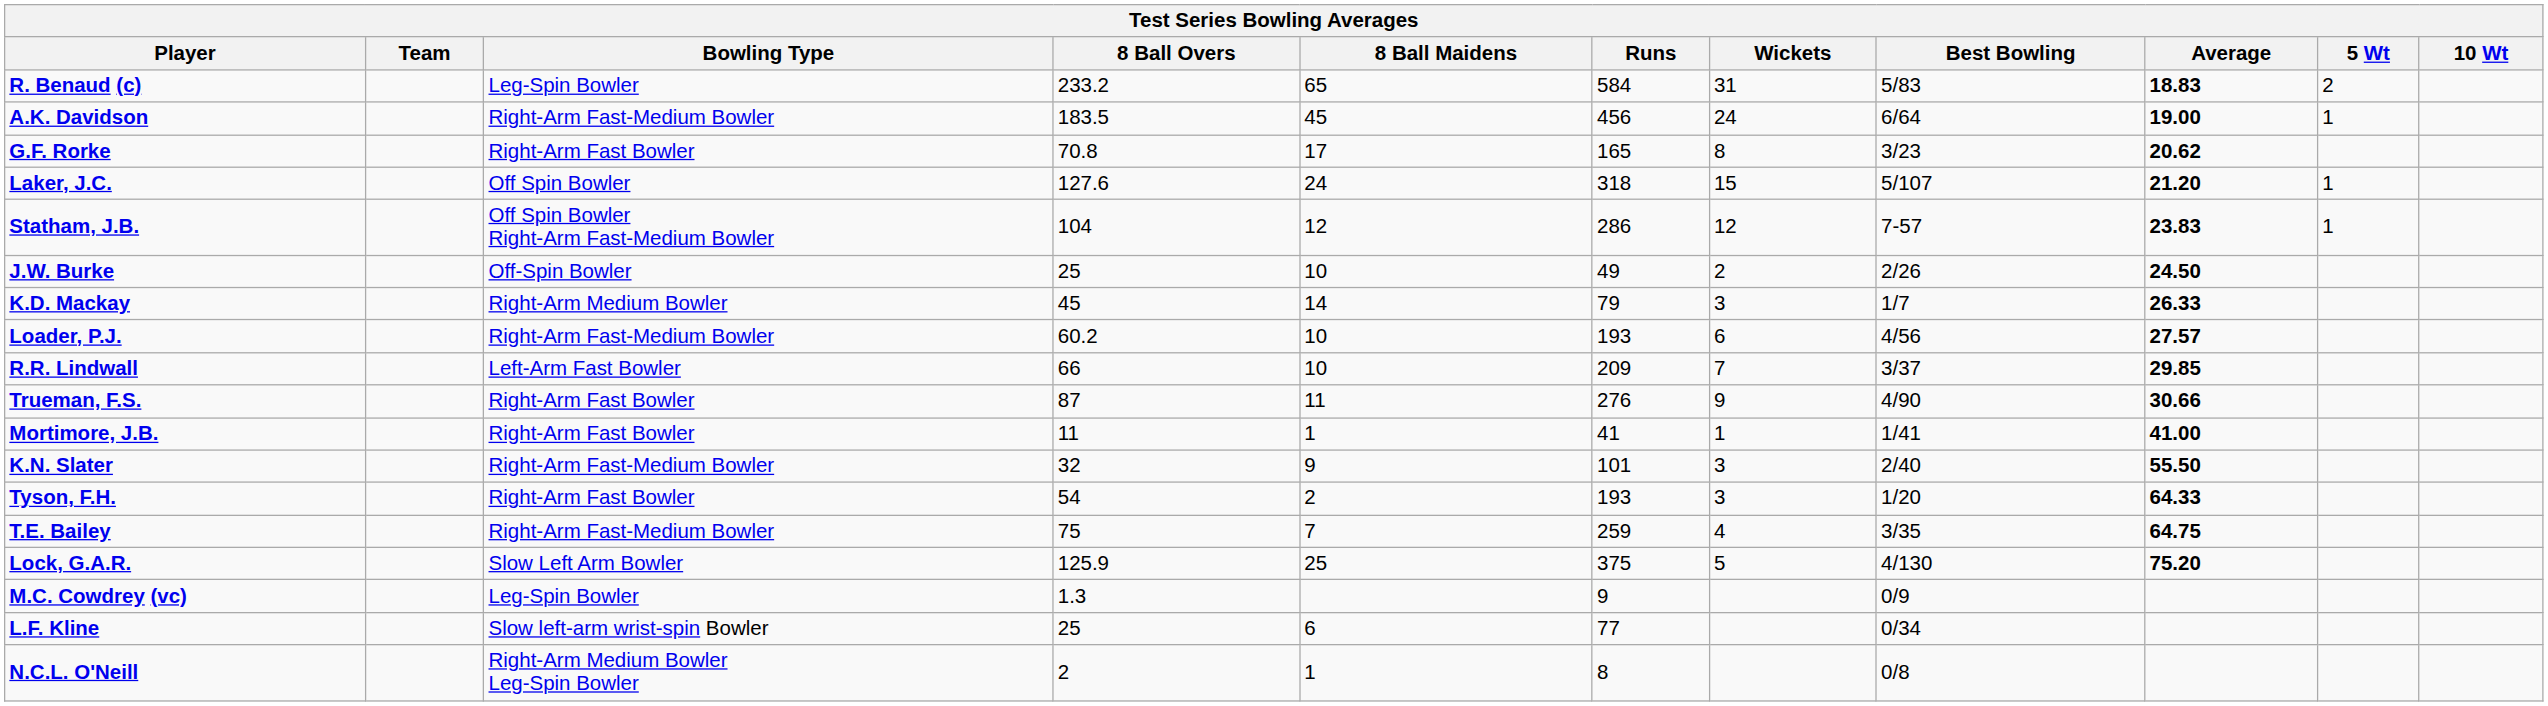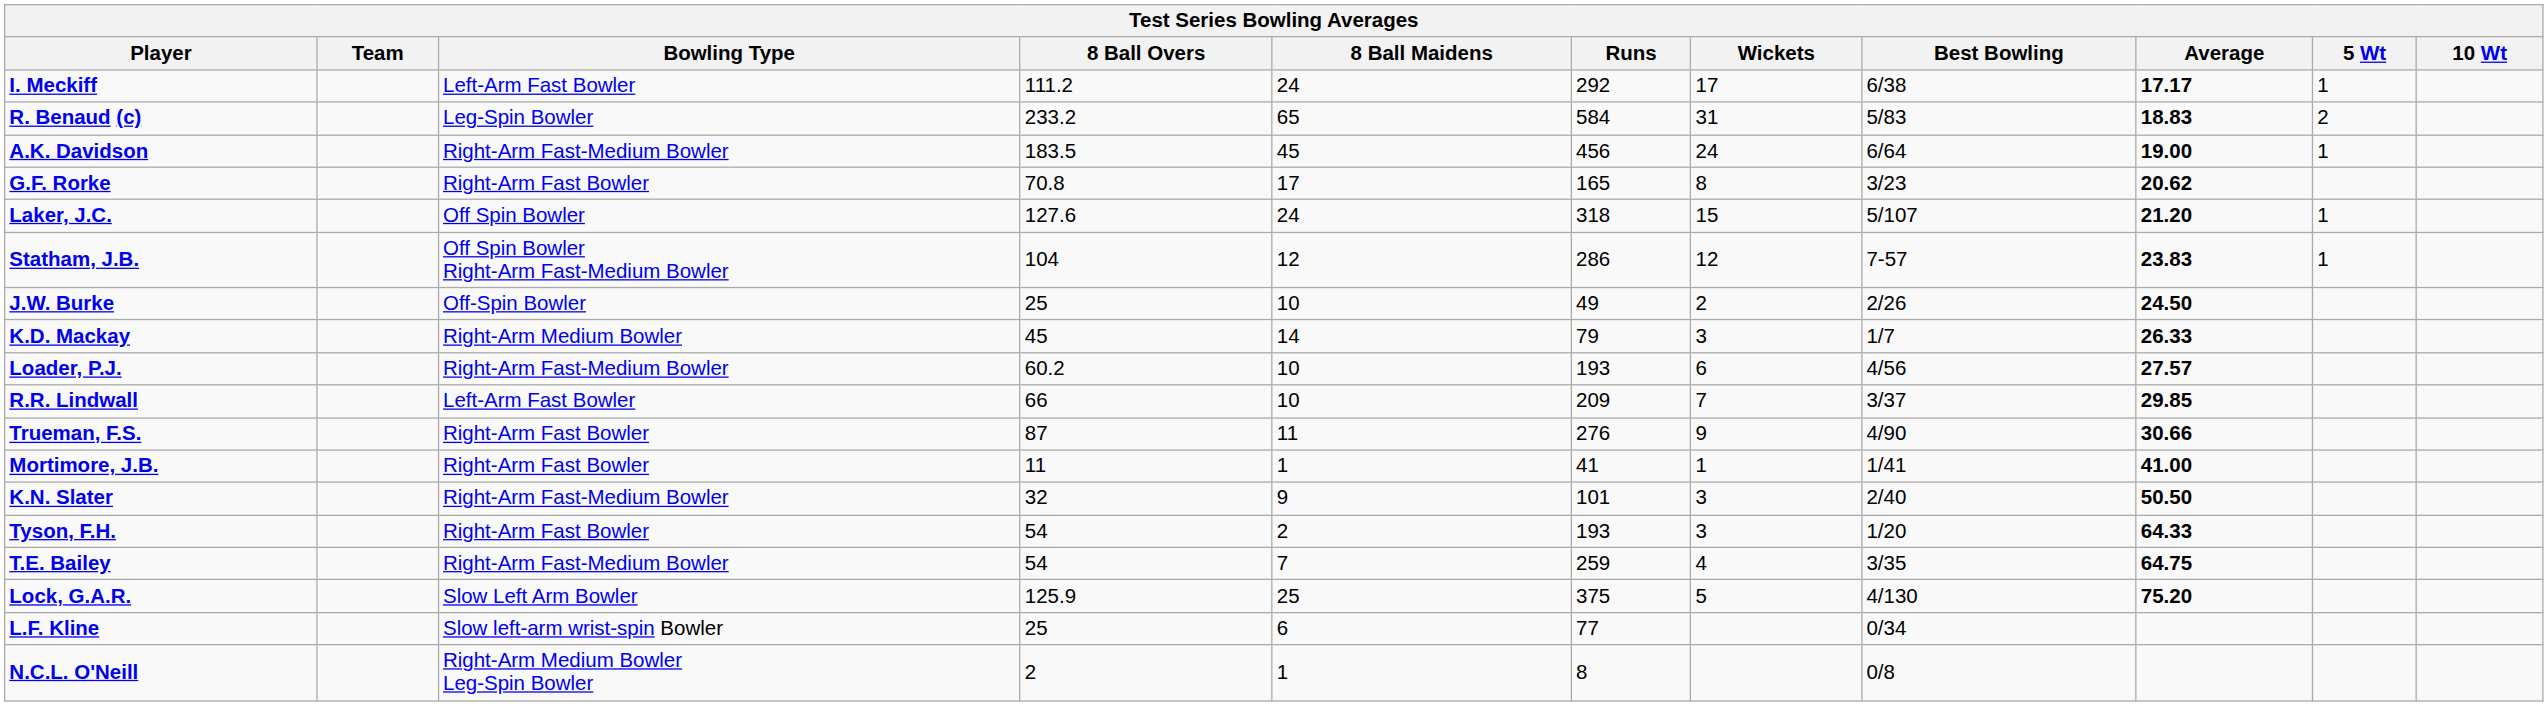+ row: (53, 85)
(2175, 466) 55.50 -> (2166, 498) 50.50
(1069, 530) 75 -> (1036, 563) 54
- row: (98, 595)
